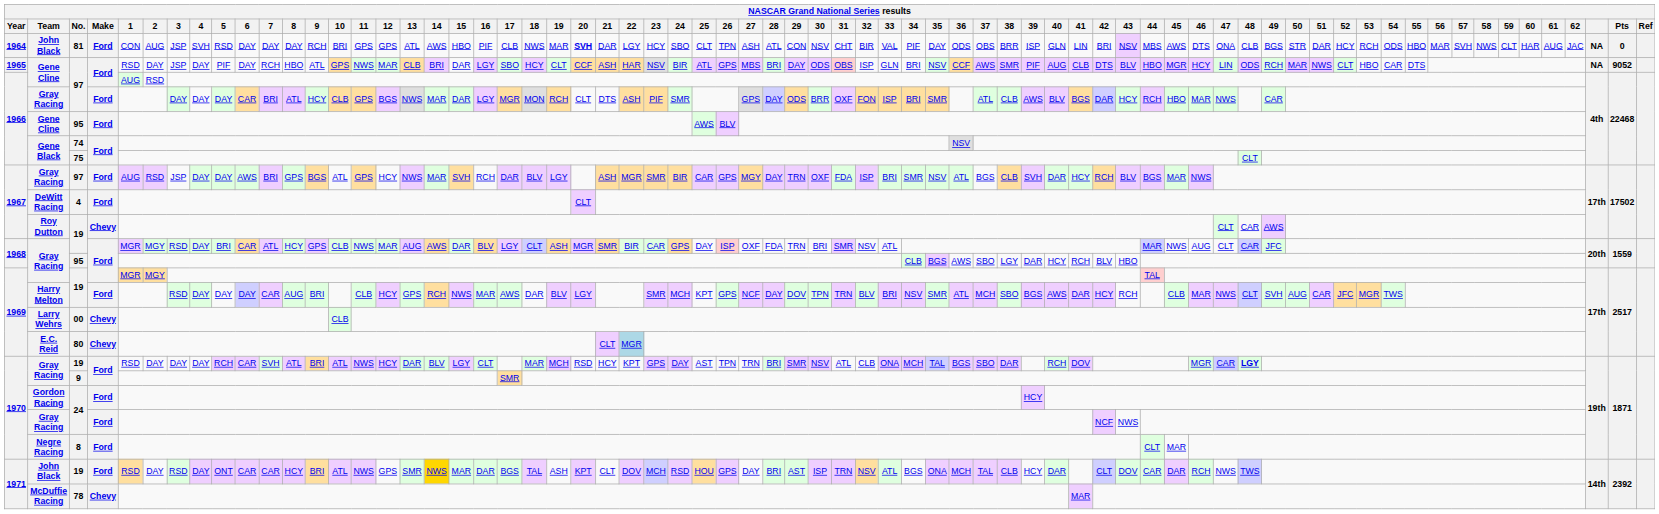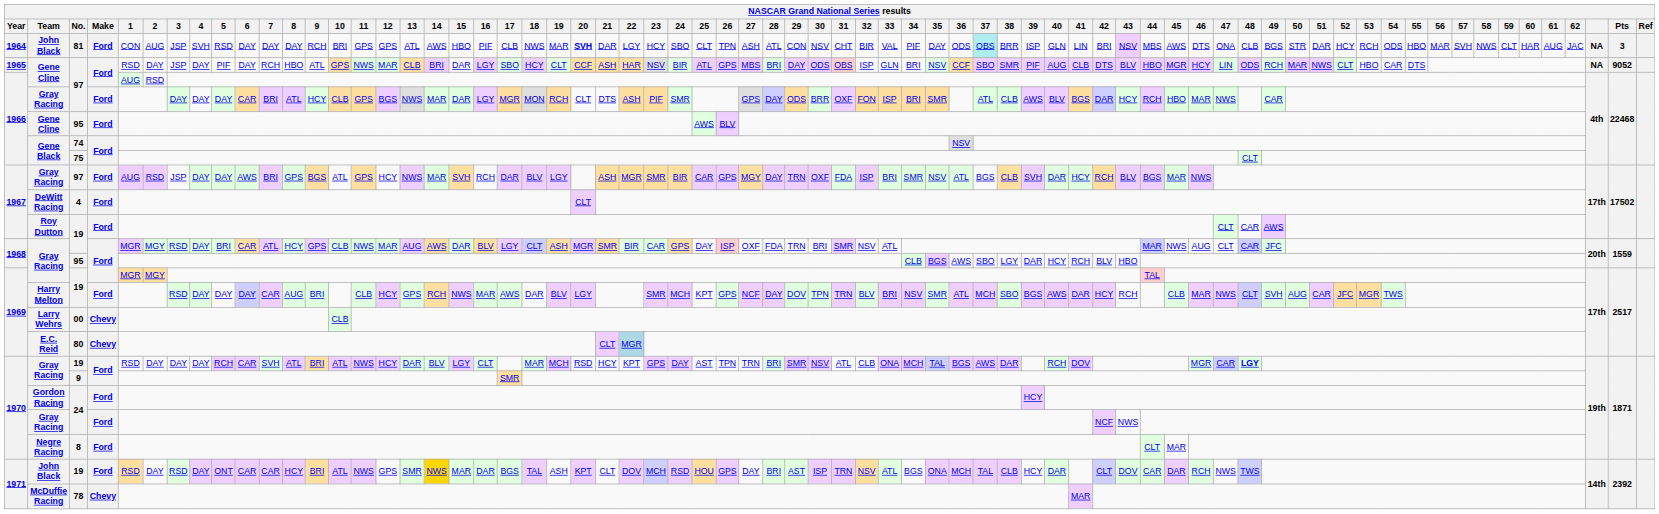(985, 46) no background -> (985, 46) paleturquoise background
(1622, 46) 0 -> (1622, 46) 3
(985, 65) AWS -> (985, 65) SBO
(103, 227) Chevy -> (103, 227) Ford
(985, 363) SBO -> (985, 363) AWS
